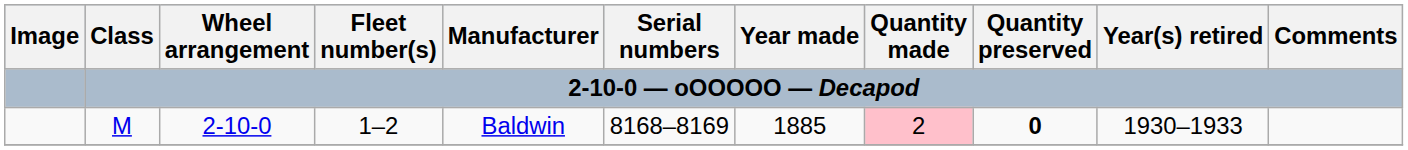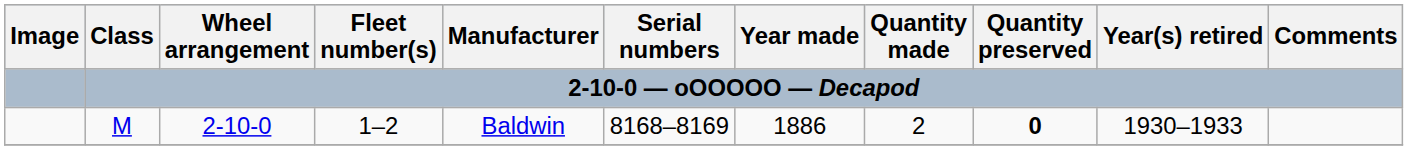(800, 125) 1885 -> (800, 125) 1886
(919, 125) pink background -> (919, 125) no background
